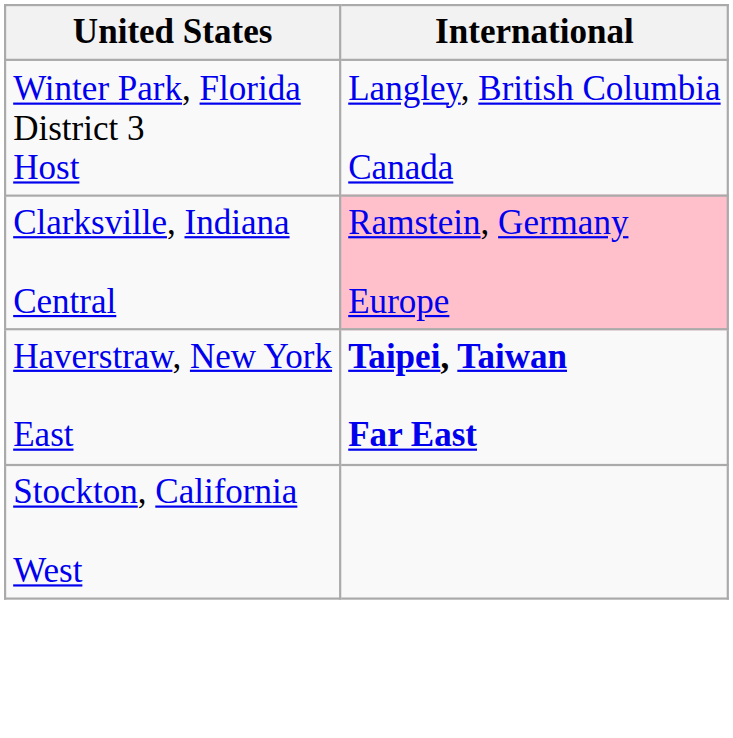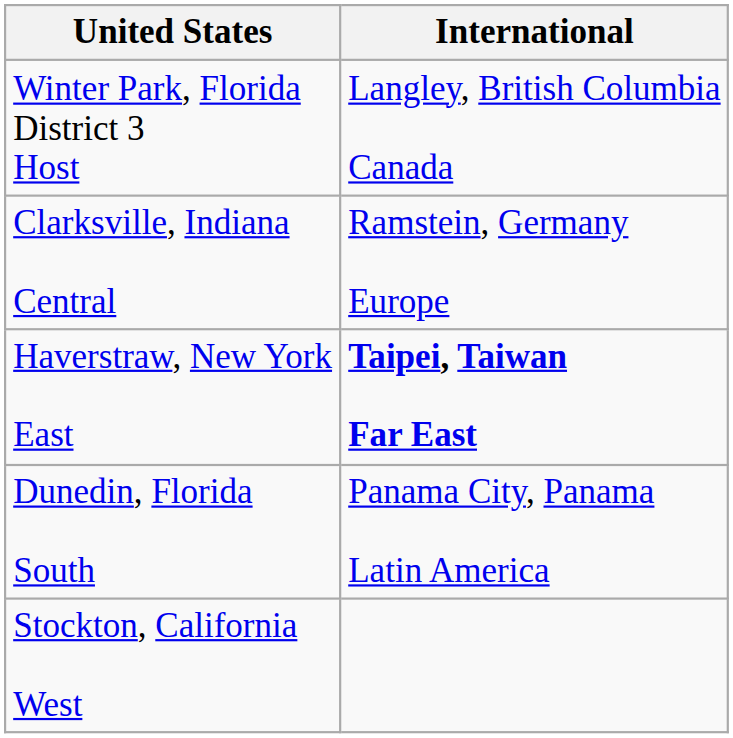(488, 261) pink background -> (488, 261) no background
+ row: (133, 530)
